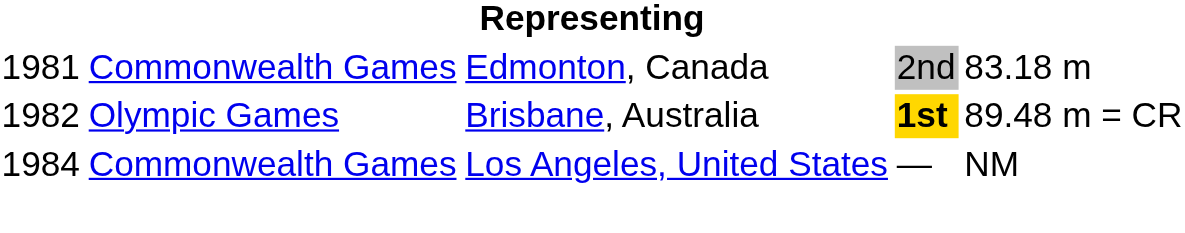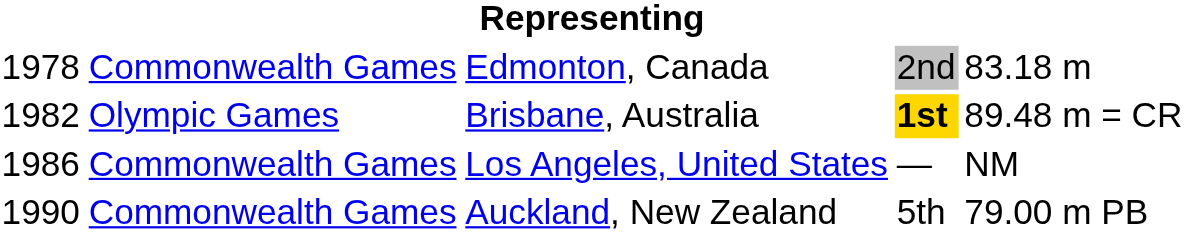(41, 67) 1981 -> (41, 67) 1978
(41, 164) 1984 -> (41, 164) 1986
+ row: (651, 212)
